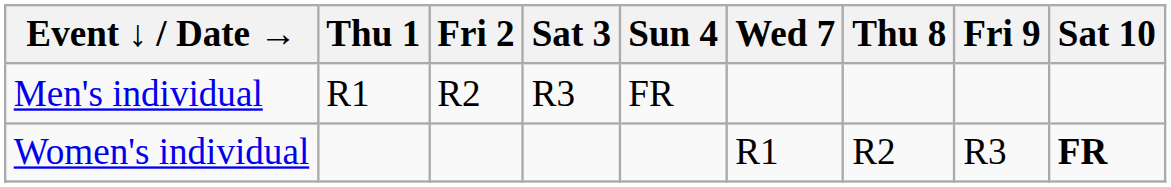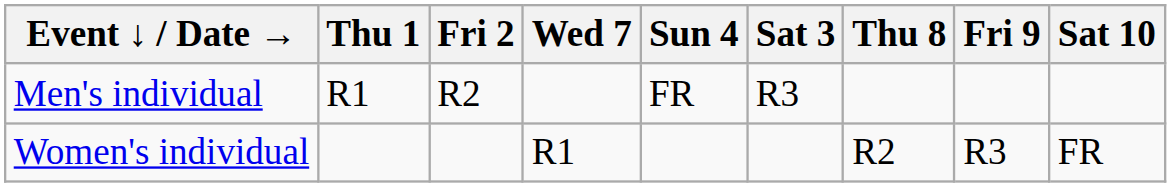columns swapped: (571, 33) <-> (785, 33)
(1082, 151) bold -> (1080, 151) normal
